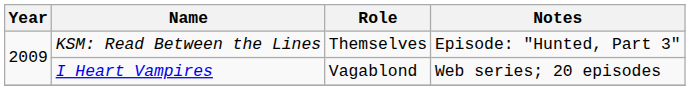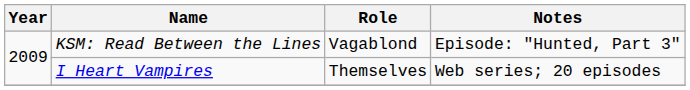(378, 45) Themselves -> (373, 45) Vagablond
(373, 71) Vagablond -> (378, 71) Themselves
